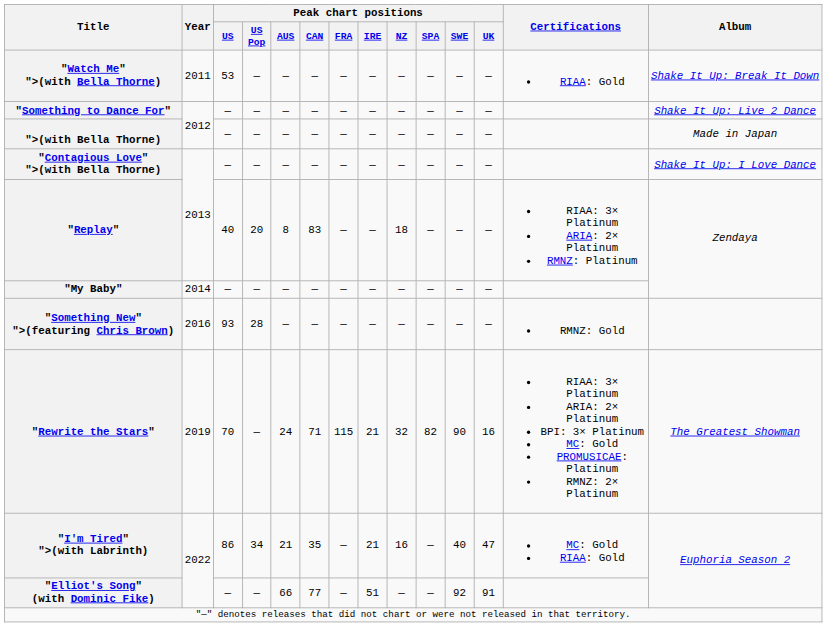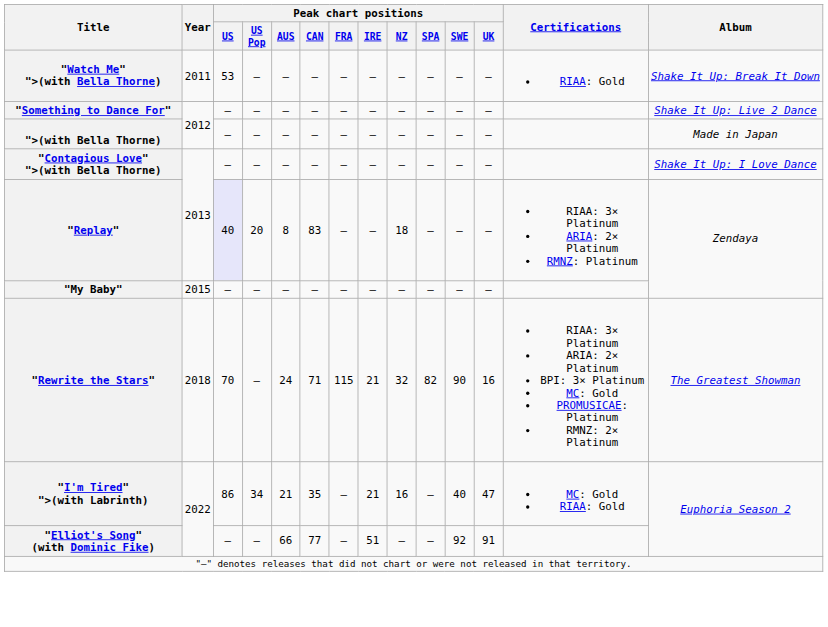(228, 230) no background -> (228, 230) lavender background
(198, 289) 2014 -> (198, 289) 2015
- row: (93, 324)
(198, 432) 2019 -> (198, 380) 2018
